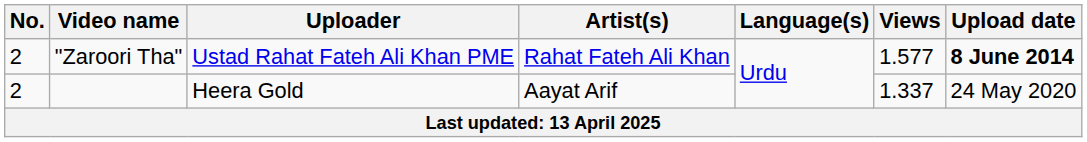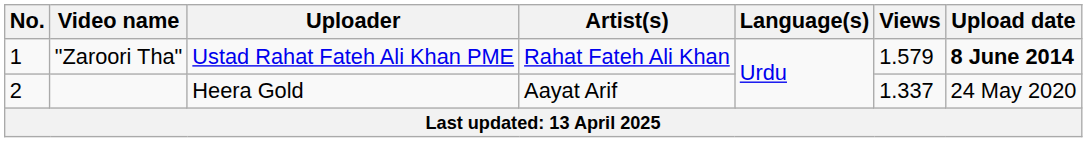(16, 56) 2 -> (16, 56) 1
(906, 56) 1.577 -> (906, 56) 1.579
